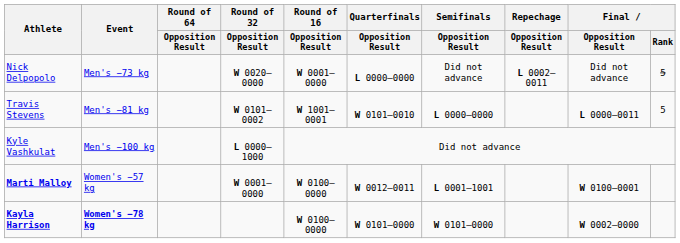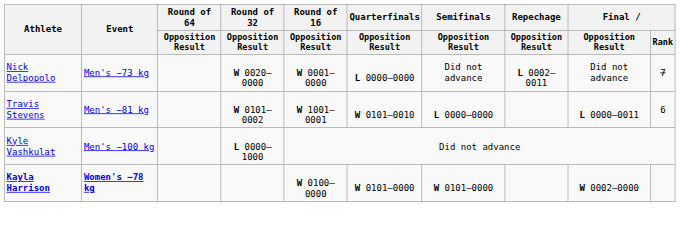(663, 73) 5 -> (663, 73) 7
(663, 109) 5 -> (663, 109) 6
- row: (39, 183)
